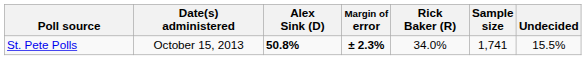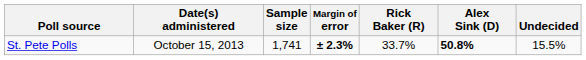columns swapped: (493, 20) <-> (303, 20)
(430, 45) 34.0% -> (399, 45) 33.7%
